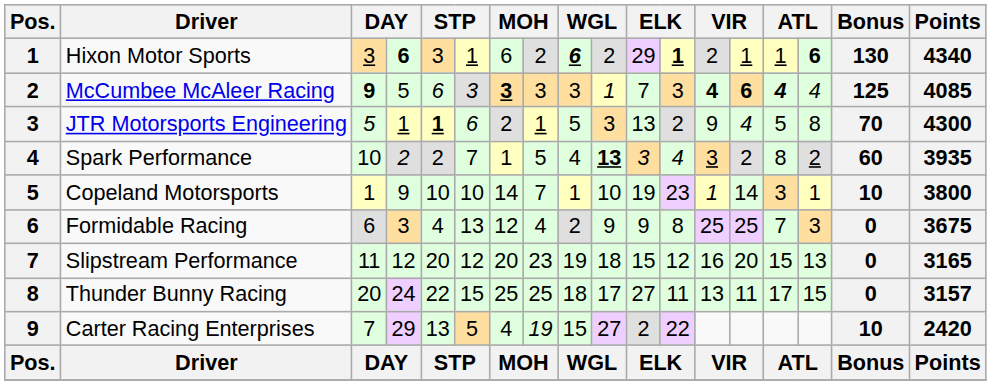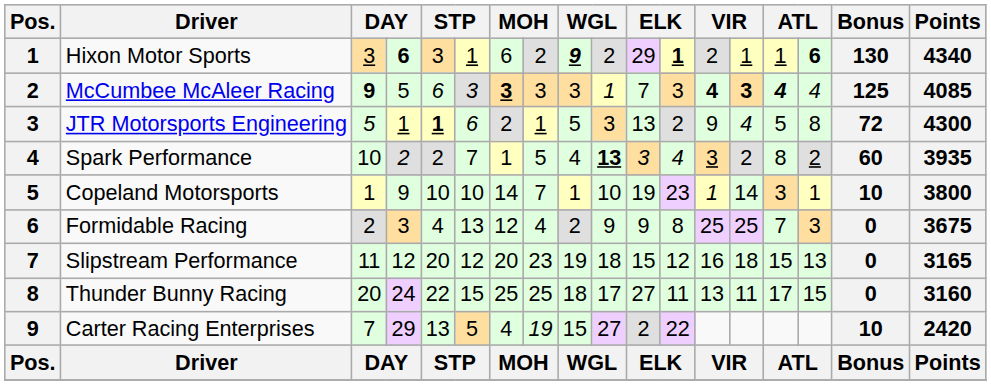(575, 56) 6 -> (575, 56) 9
(746, 90) 6 -> (746, 90) 3
(871, 124) 70 -> (871, 124) 72
(369, 226) 6 -> (369, 226) 2
(746, 260) 20 -> (746, 260) 18
(948, 294) 3157 -> (948, 294) 3160
